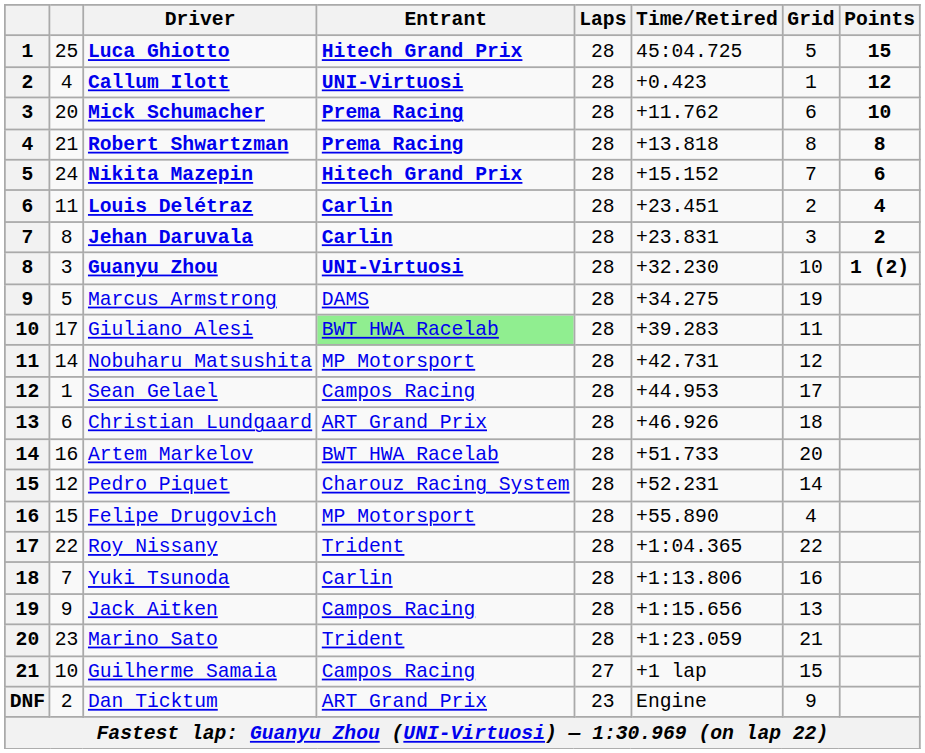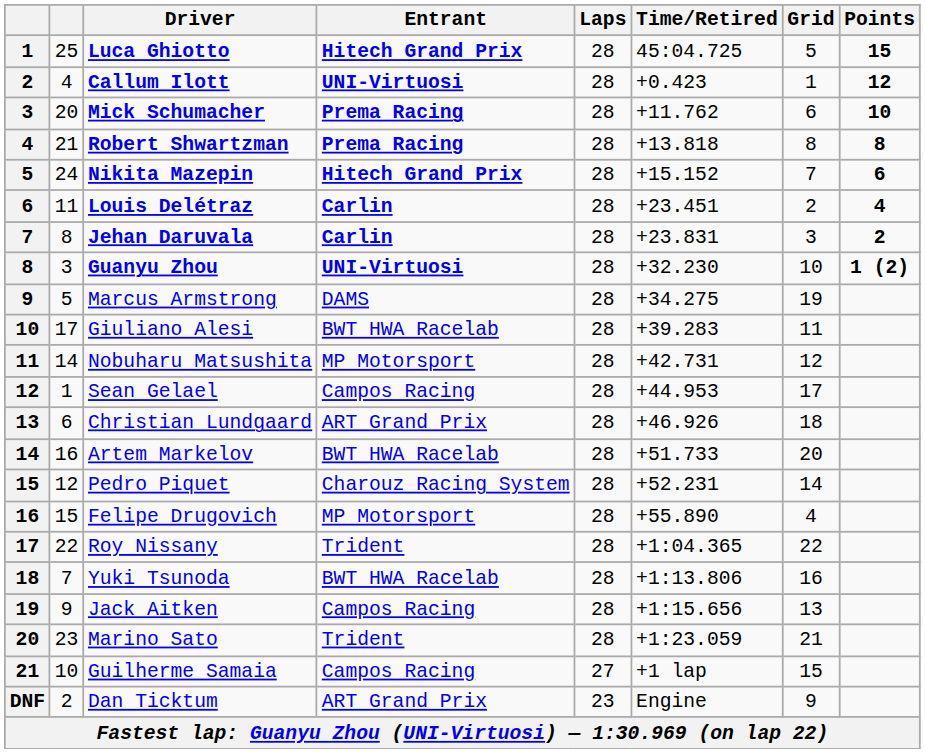(410, 330) lightgreen background -> (410, 330) no background
(357, 578) Carlin -> (410, 578) BWT HWA Racelab
